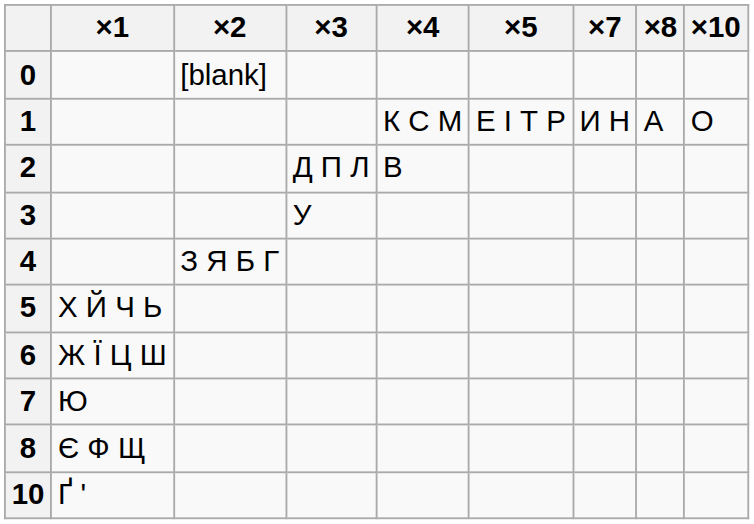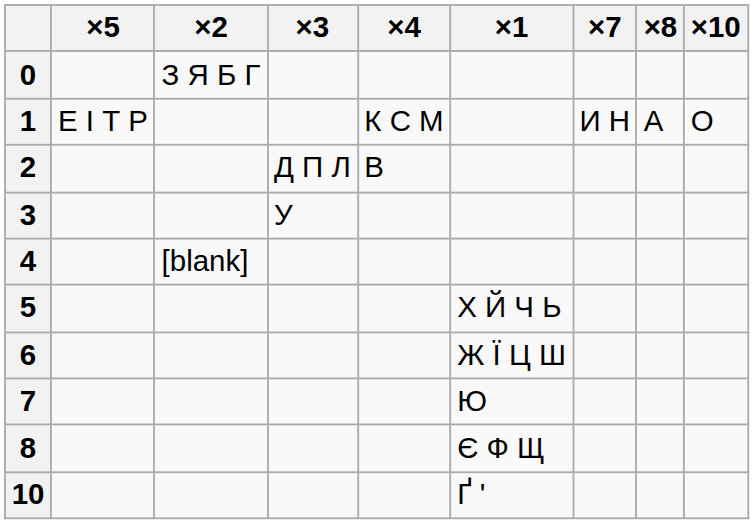columns swapped: (112, 27) <-> (521, 27)
(224, 74) [blank] -> (211, 74) З Я Б Г
(230, 261) З Я Б Г -> (205, 261) [blank]
